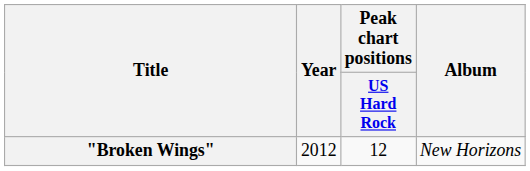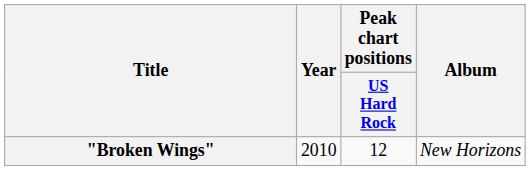(319, 150) 2012 -> (319, 150) 2010
